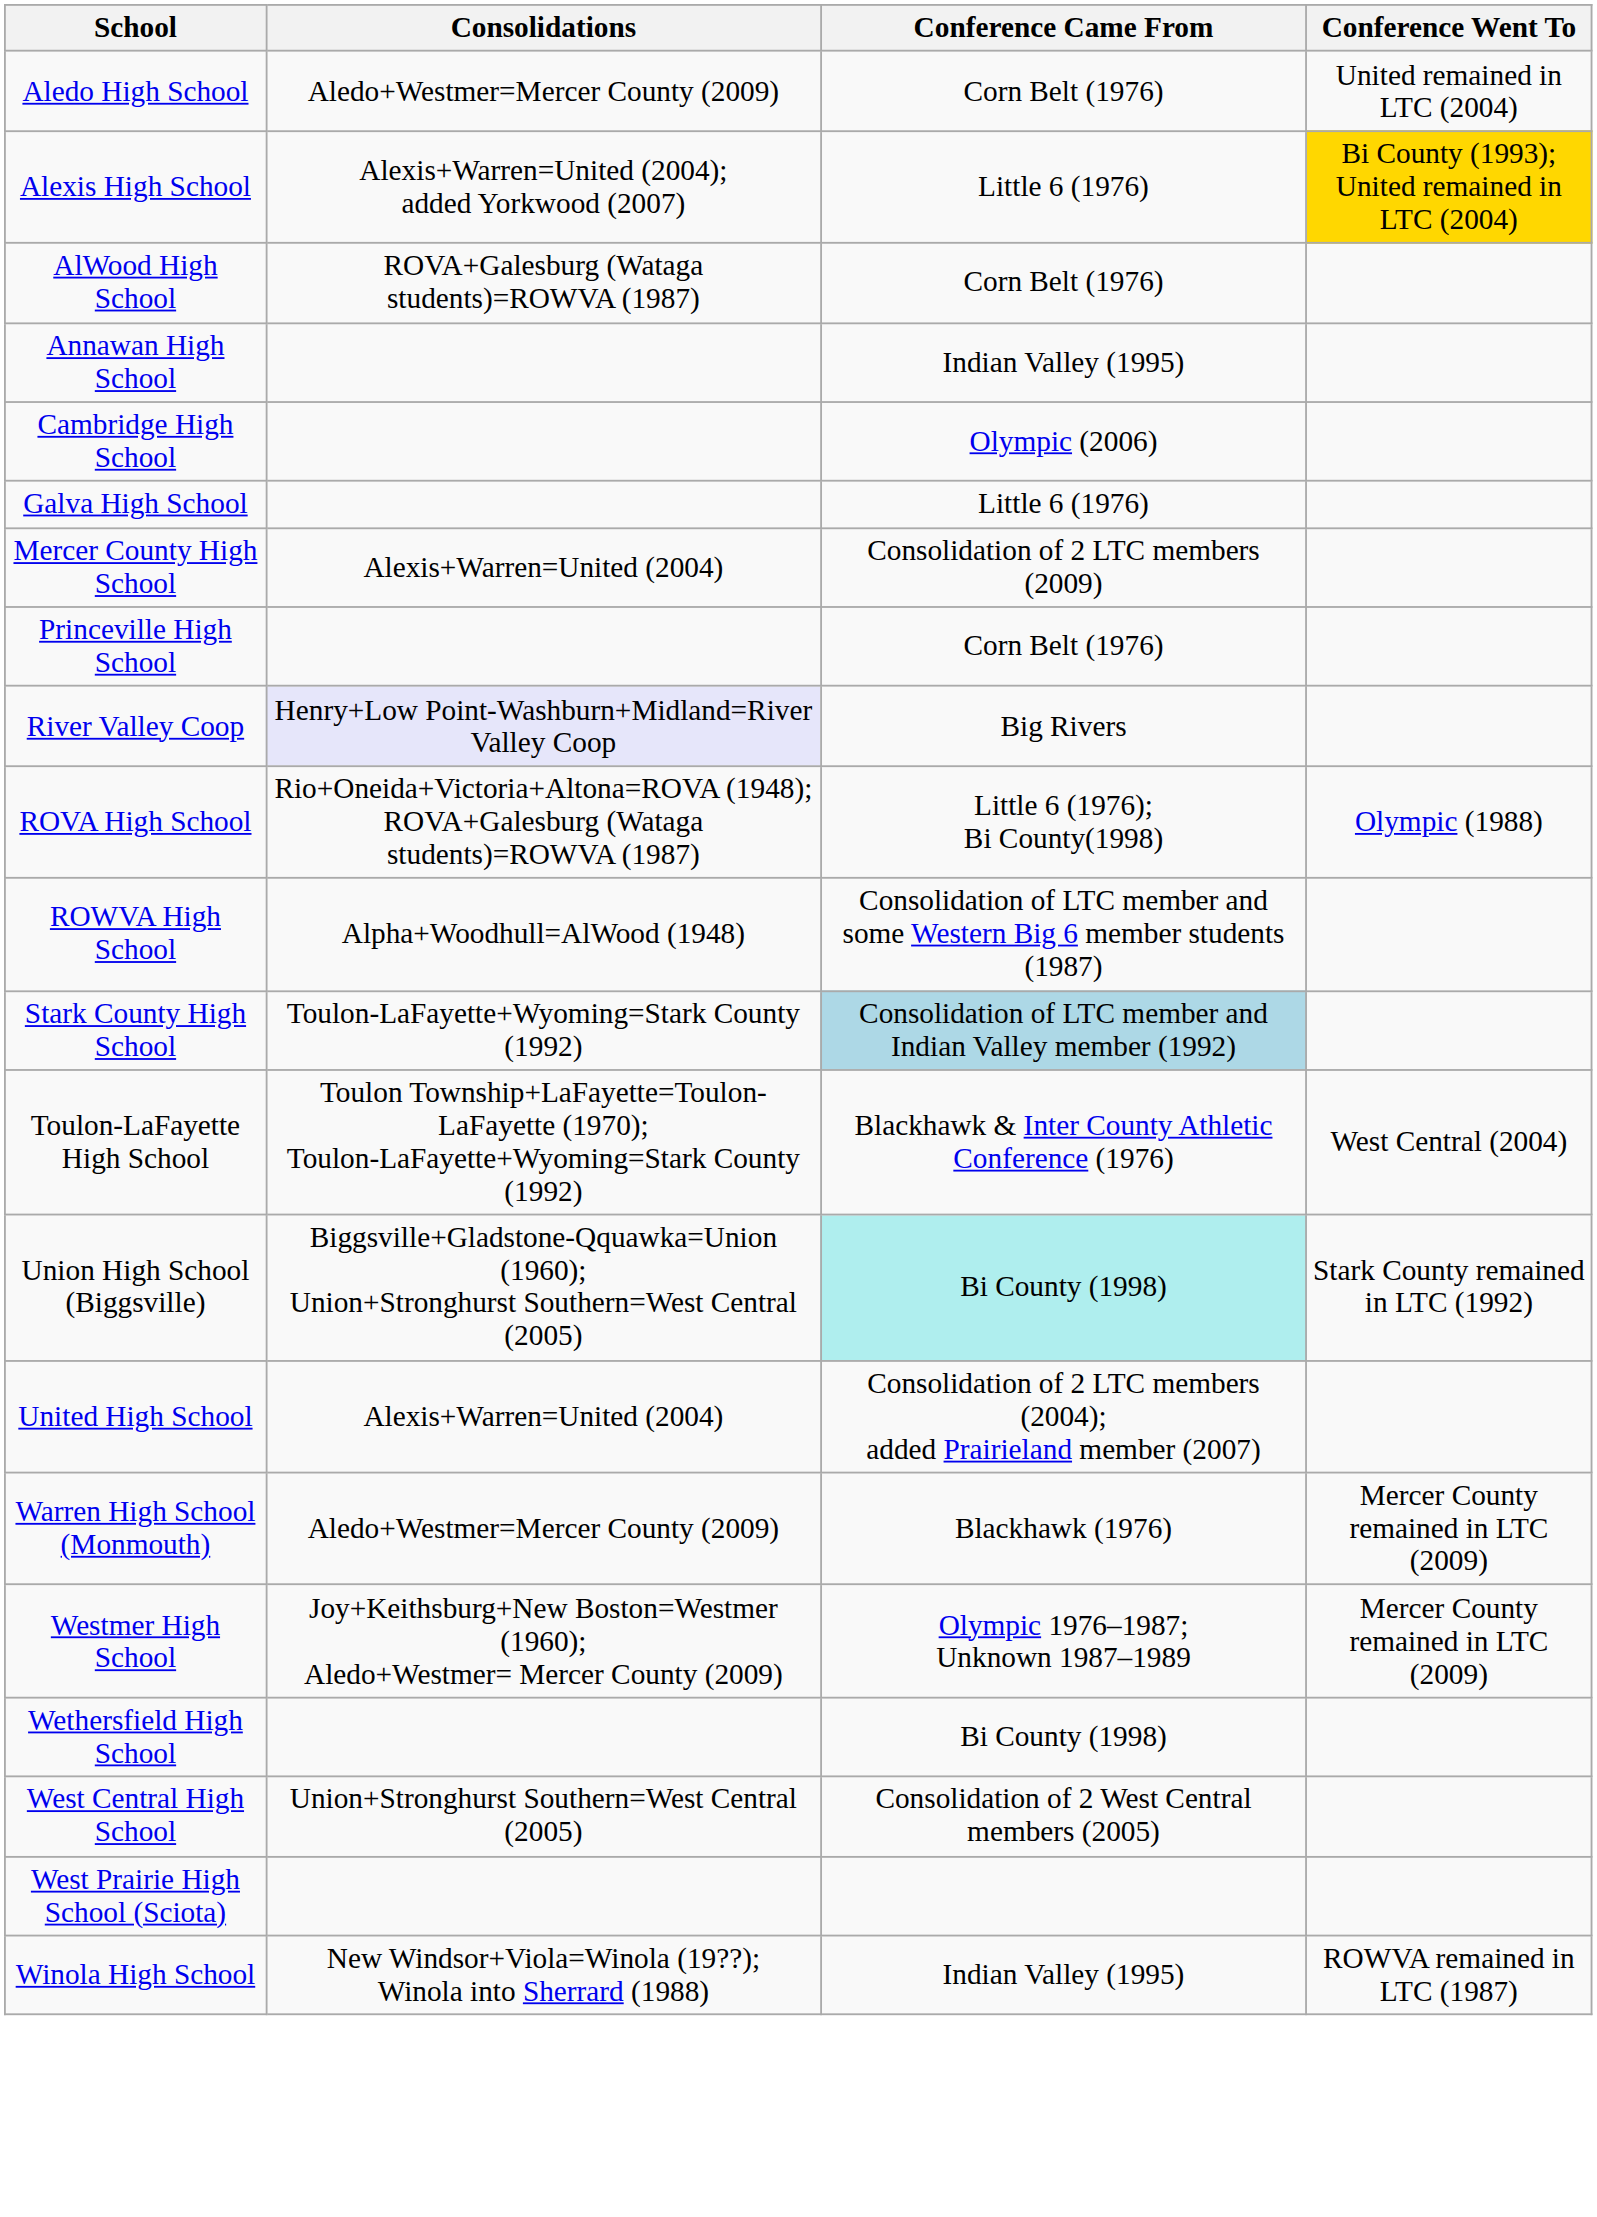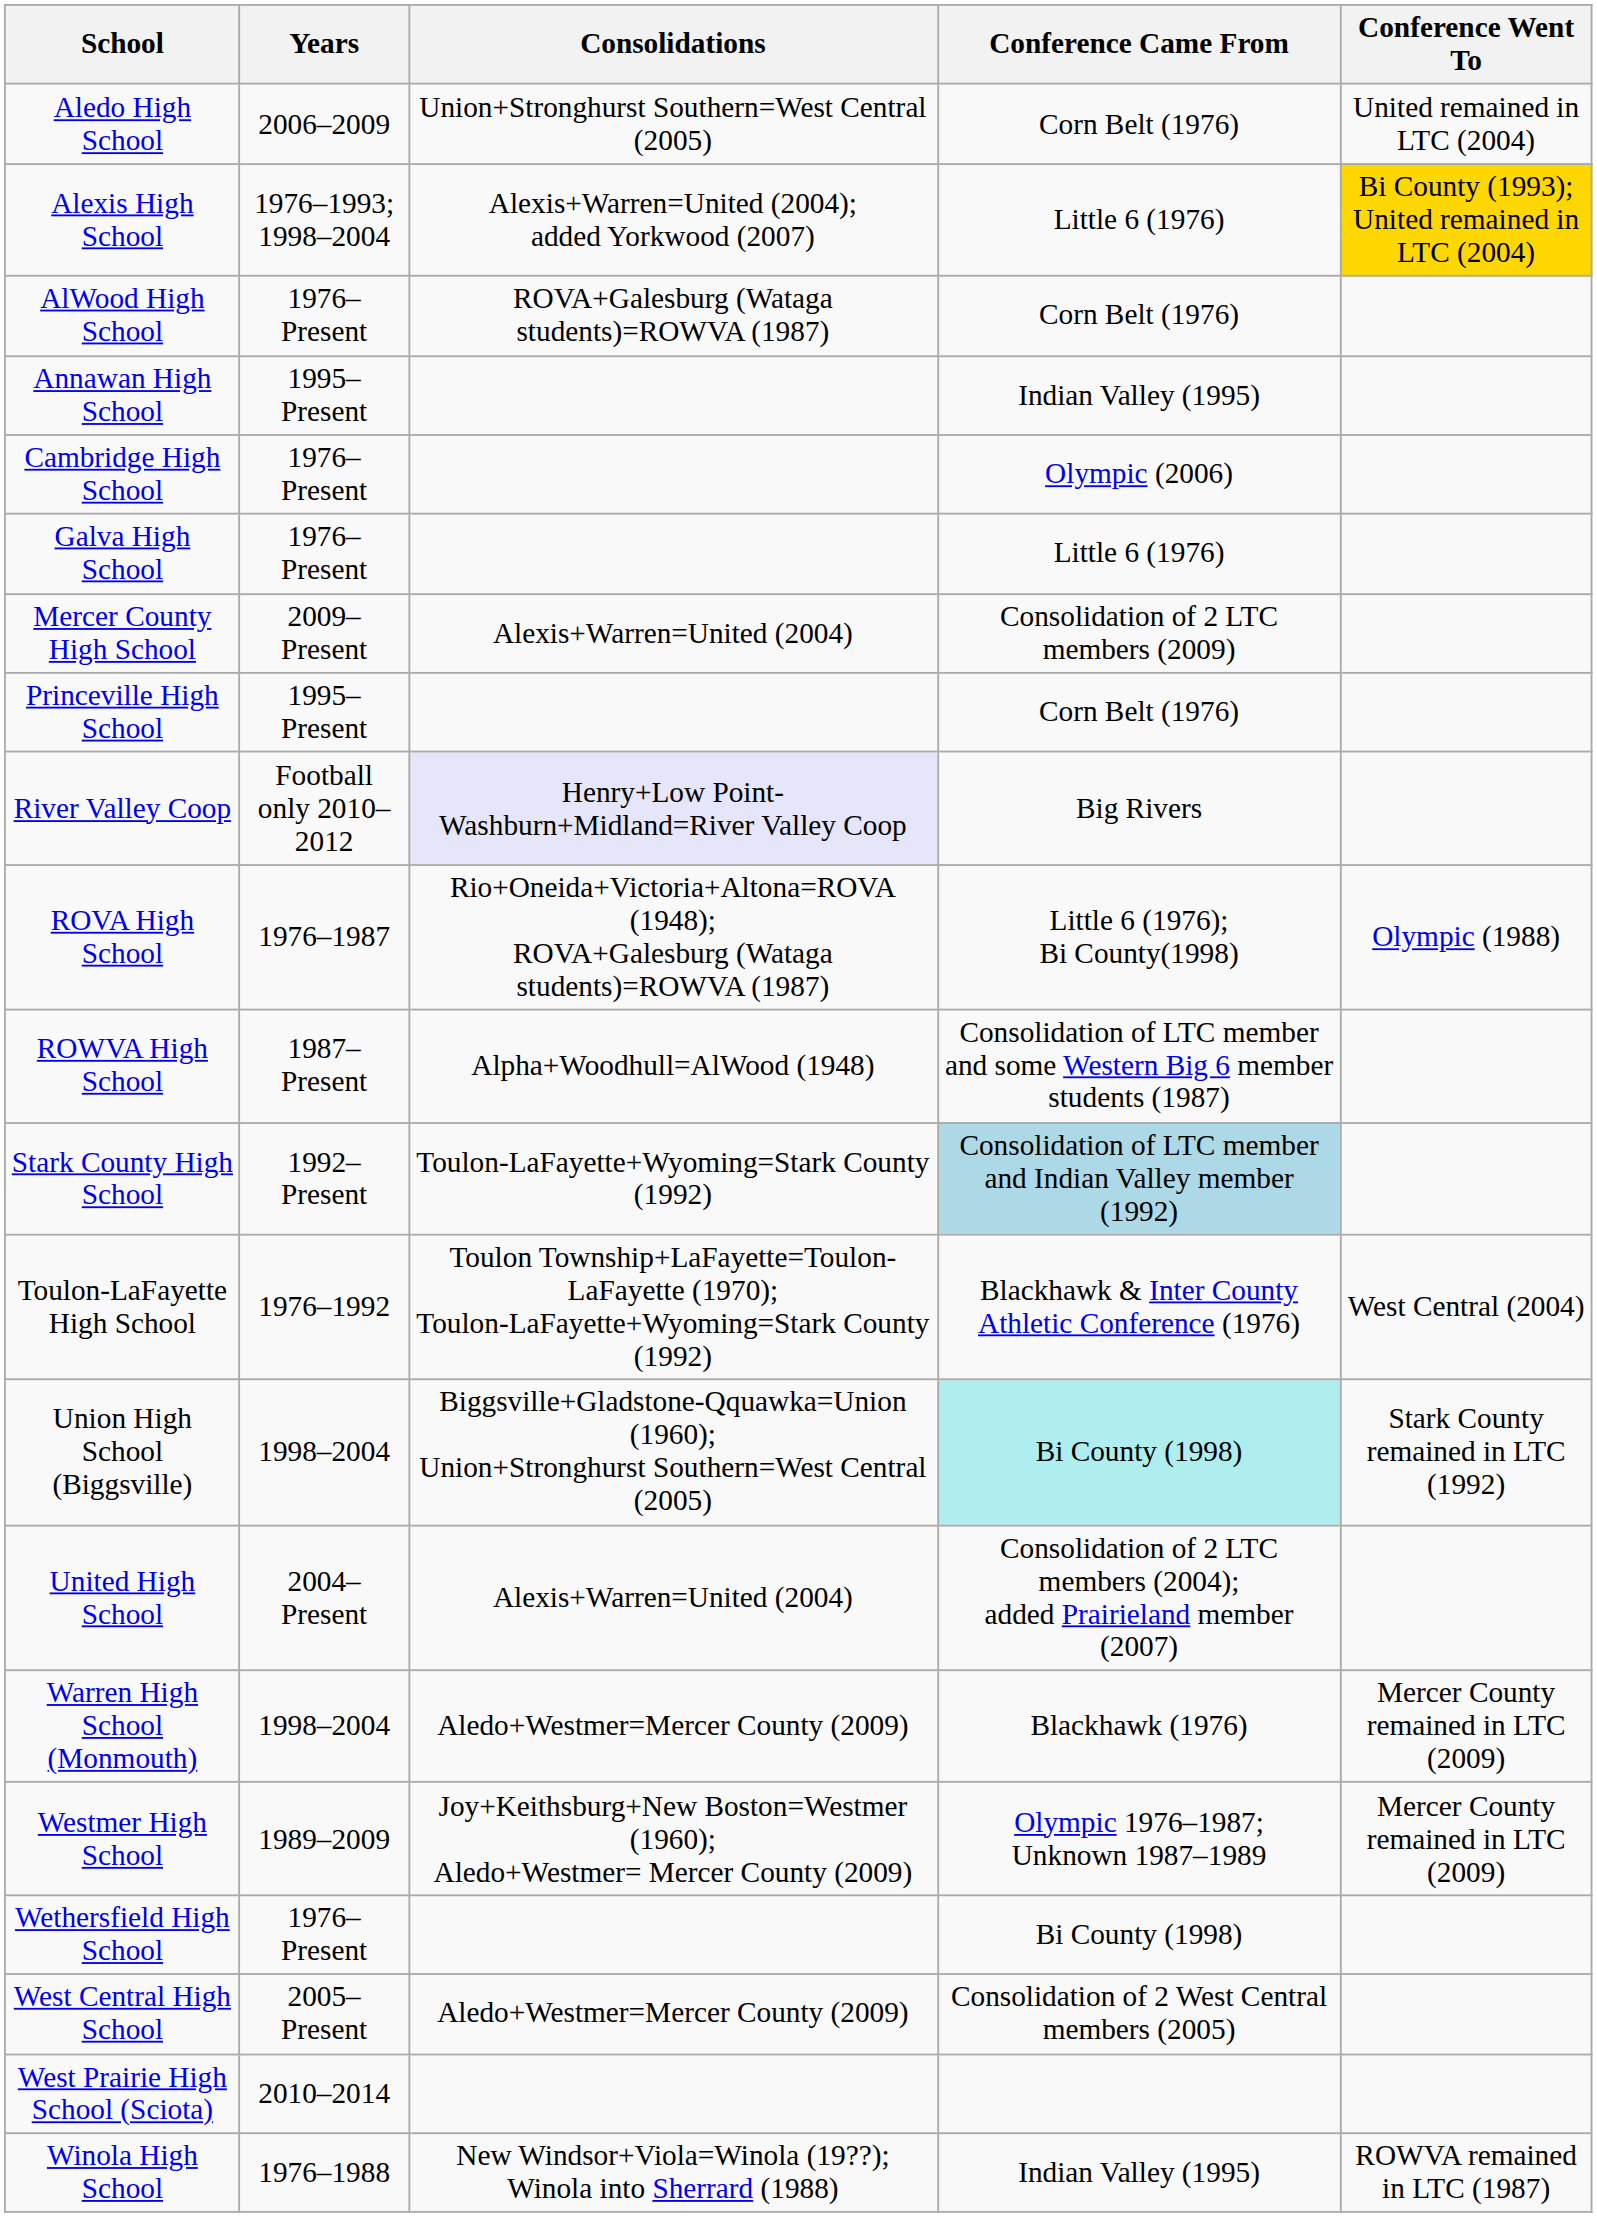+ column: (324, 44)
(543, 90) Aledo+Westmer=Mercer County (2009) -> (673, 123) Union+Stronghurst Southern=West Central (2005)
(543, 1815) Union+Stronghurst Southern=West Central (2005) -> (673, 2013) Aledo+Westmer=Mercer County (2009)
